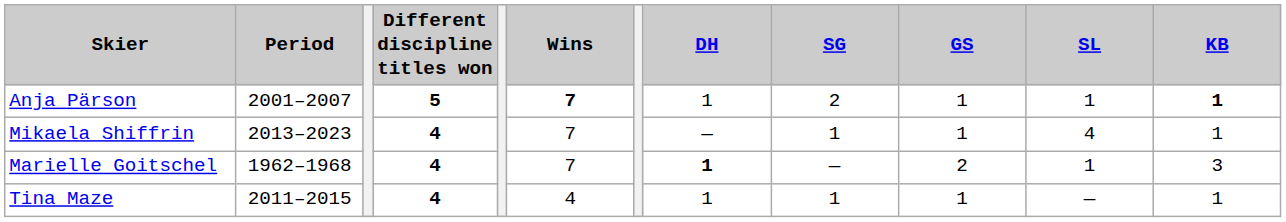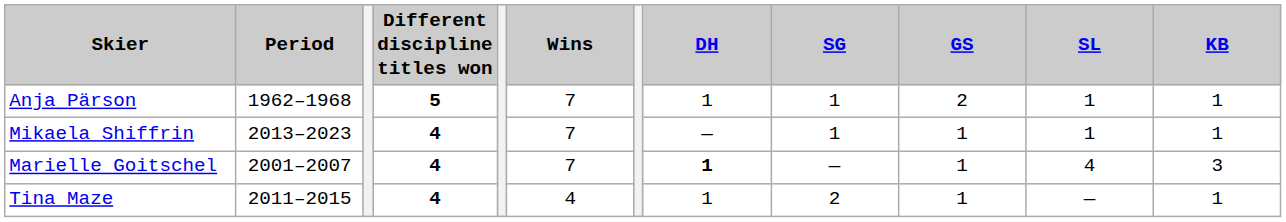(300, 101) 2001–2007 -> (300, 101) 1962–1968
(570, 101) bold -> (570, 101) normal
(834, 101) 2 -> (834, 101) 1
(962, 101) 1 -> (962, 101) 2
(1217, 101) bold -> (1217, 101) normal
(1090, 133) 4 -> (1090, 133) 1
(300, 166) 1962–1968 -> (300, 166) 2001–2007
(962, 166) 2 -> (962, 166) 1
(1090, 166) 1 -> (1090, 166) 4
(834, 199) 1 -> (834, 199) 2
